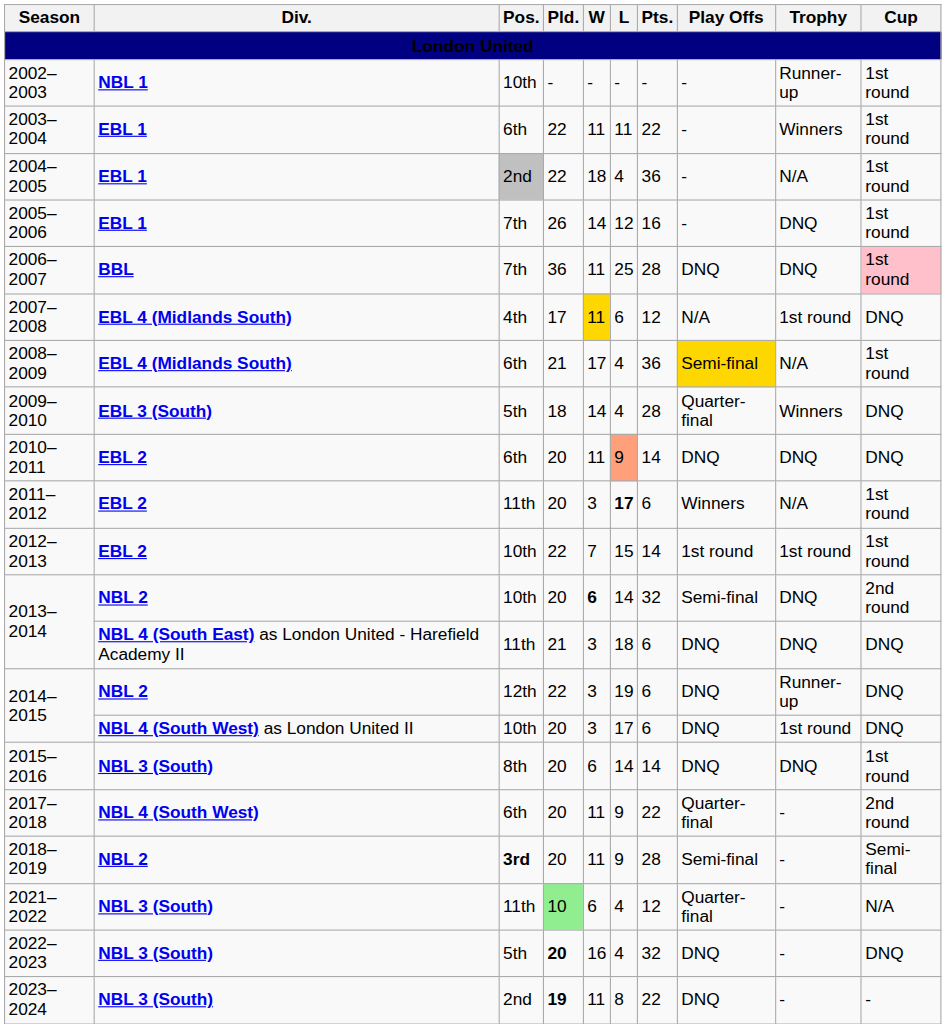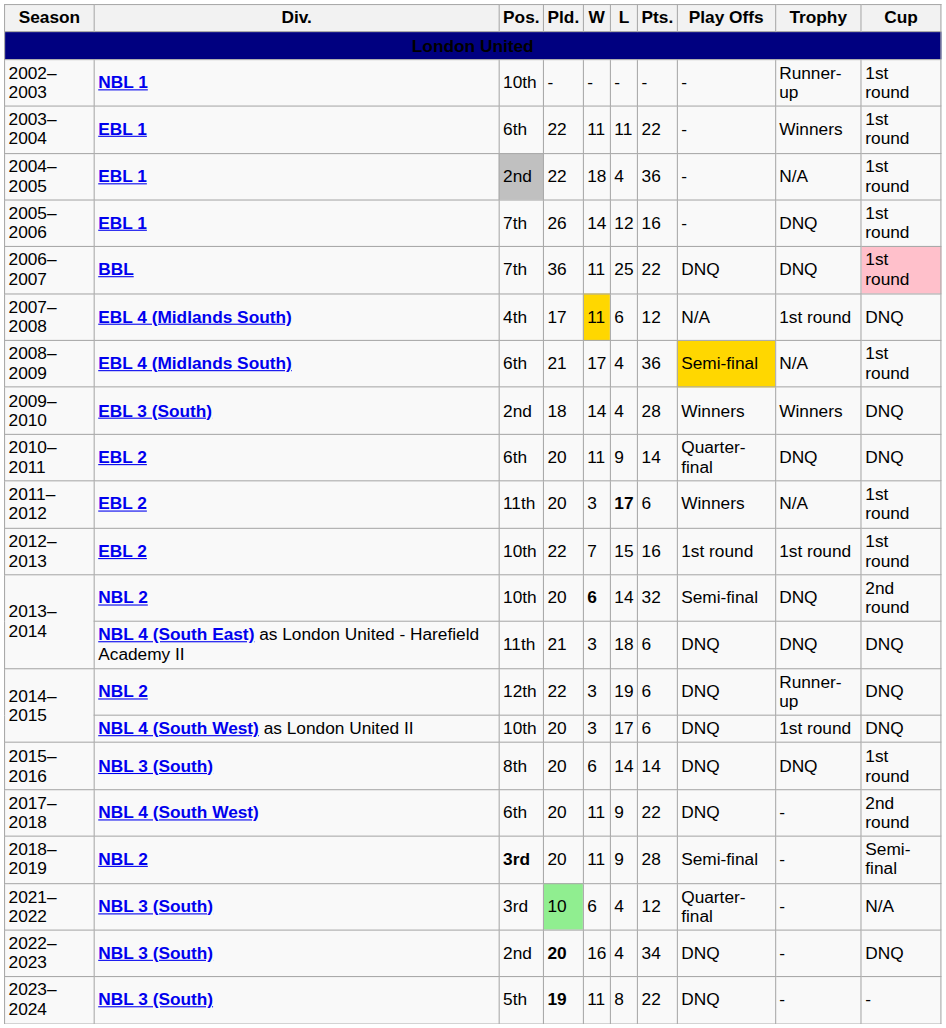(651, 270) 28 -> (651, 270) 22
(515, 410) 5th -> (517, 410) 2nd
(713, 410) Quarter-final -> (713, 410) Winners
(619, 457) lightsalmon background -> (619, 457) no background
(700, 457) DNQ -> (713, 457) Quarter-final
(651, 551) 14 -> (651, 551) 16
(713, 812) Quarter-final -> (700, 812) DNQ
(519, 906) 11th -> (516, 906) 3rd
(515, 953) 5th -> (517, 953) 2nd
(651, 953) 32 -> (651, 953) 34
(517, 1000) 2nd -> (515, 1000) 5th
